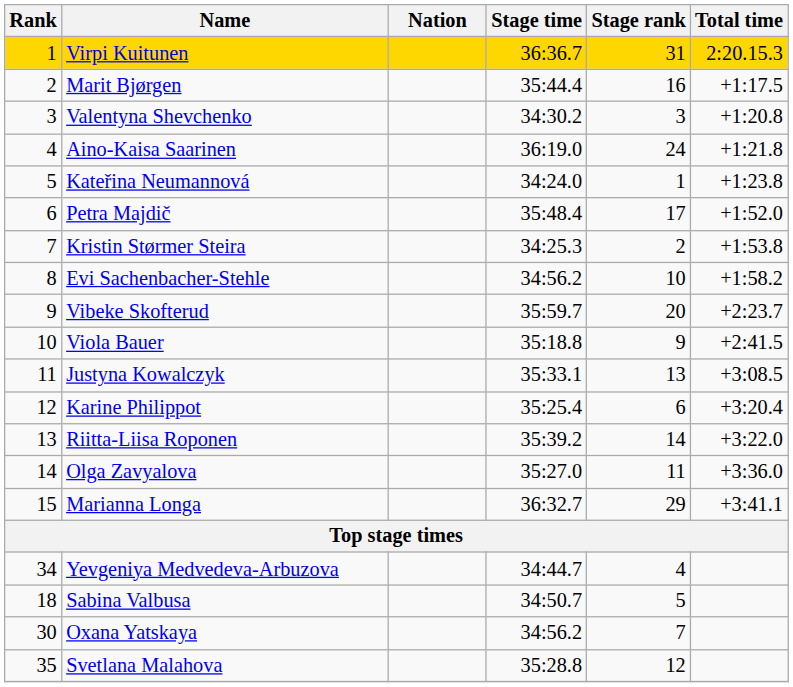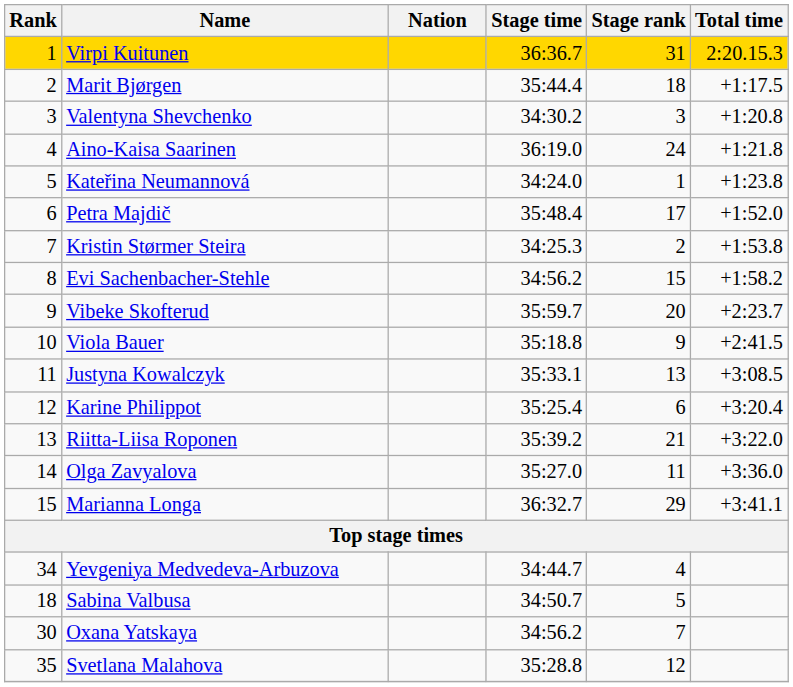(676, 85) 16 -> (676, 85) 18
(676, 278) 10 -> (676, 278) 15
(676, 439) 14 -> (676, 439) 21
